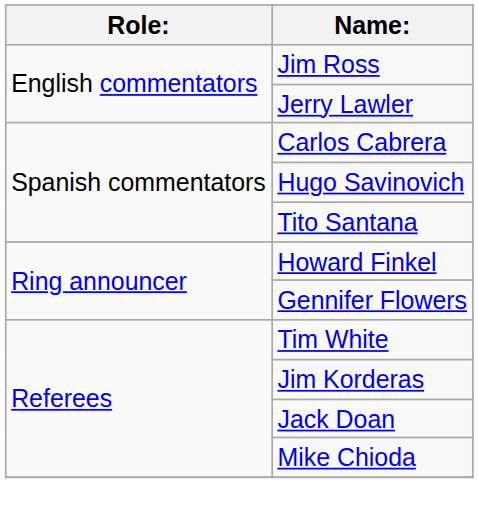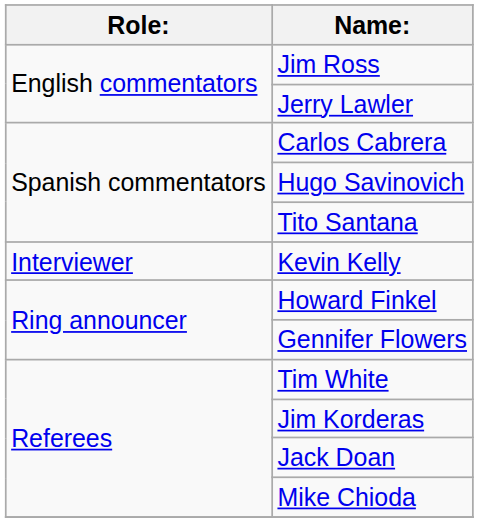+ row: (339, 261)
